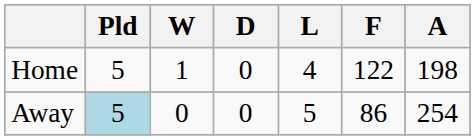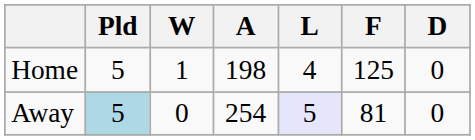columns swapped: (246, 26) <-> (437, 26)
(373, 69) 122 -> (373, 69) 125
(310, 112) no background -> (310, 112) lavender background
(373, 112) 86 -> (373, 112) 81
